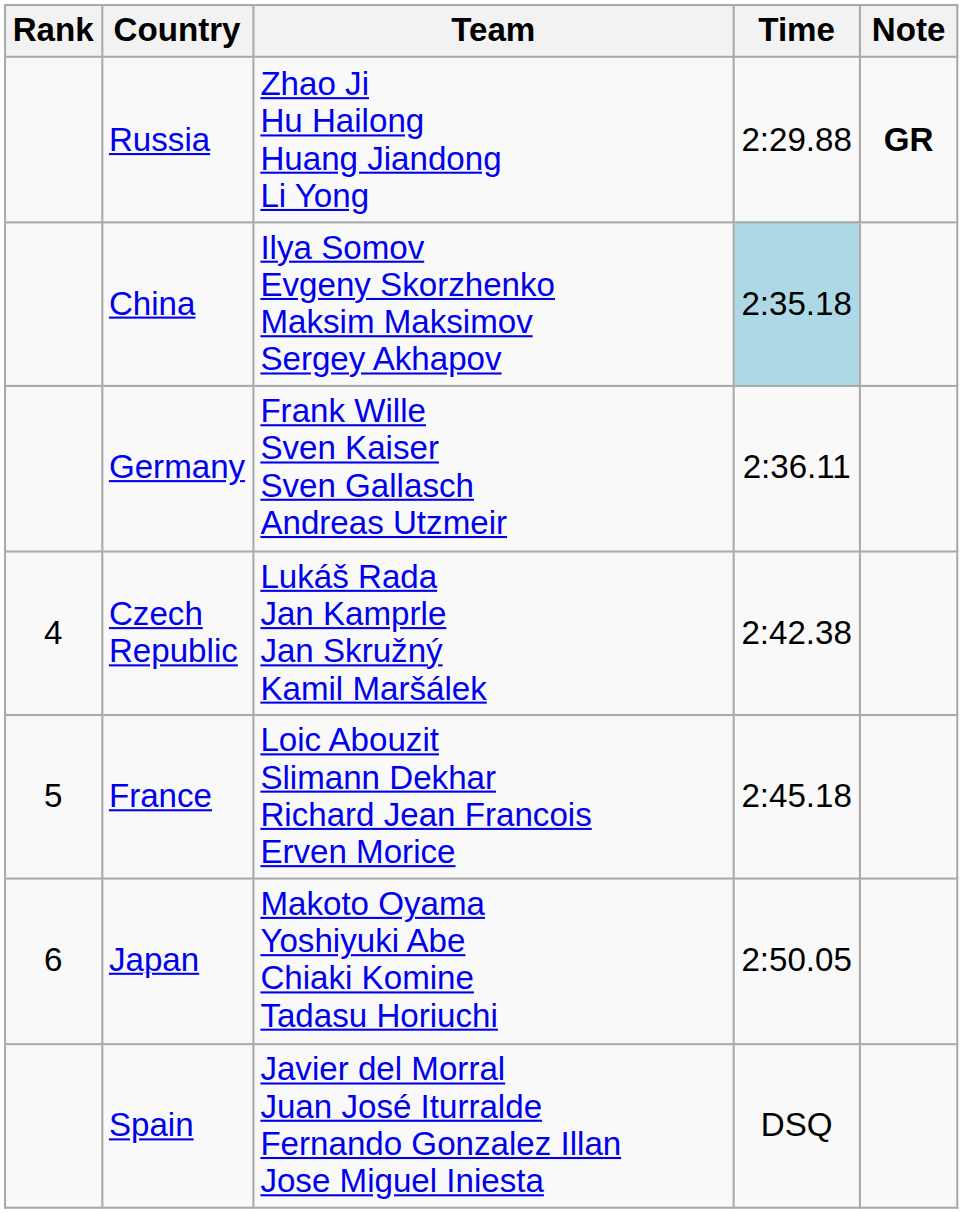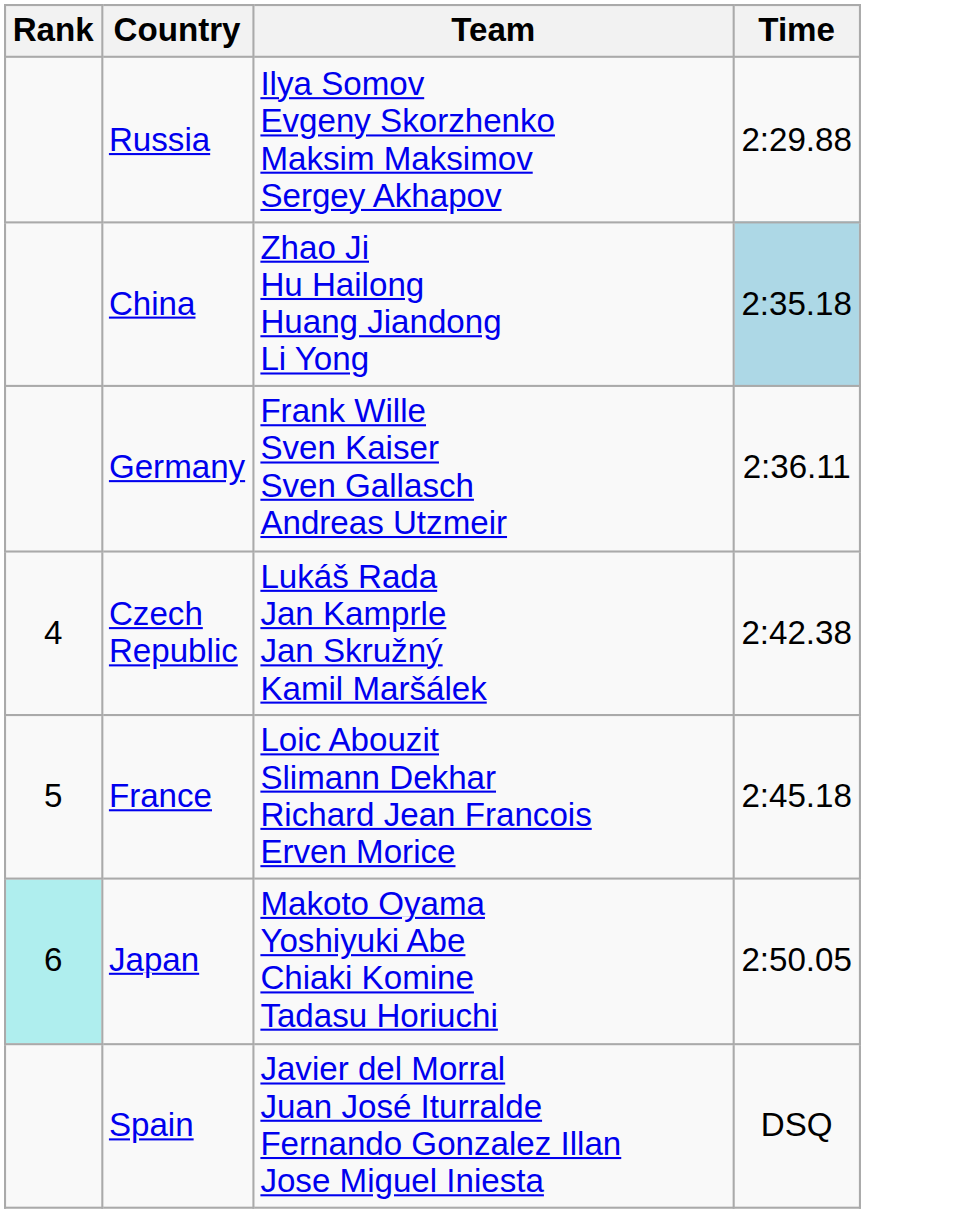- column: (909, 30)
(381, 139) Zhao Ji Hu Hailong Huang Jiandong Li Yong -> (408, 139) Ilya Somov Evgeny Skorzhenko Maksim Maksimov Sergey Akhapov
(408, 303) Ilya Somov Evgeny Skorzhenko Maksim Maksimov Sergey Akhapov -> (381, 303) Zhao Ji Hu Hailong Huang Jiandong Li Yong
(53, 960) no background -> (53, 960) paleturquoise background
